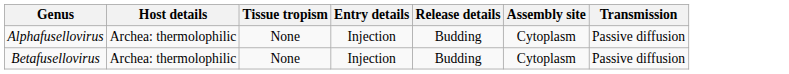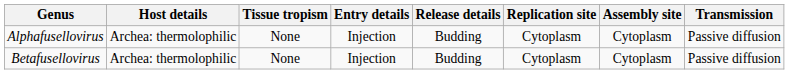+ column: (552, 15)
